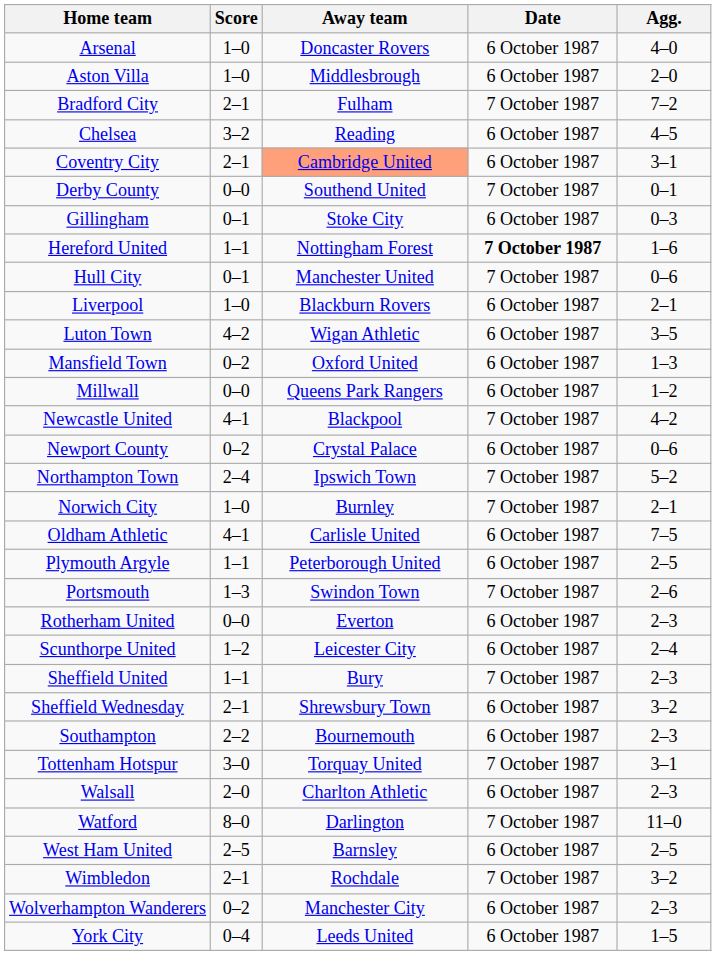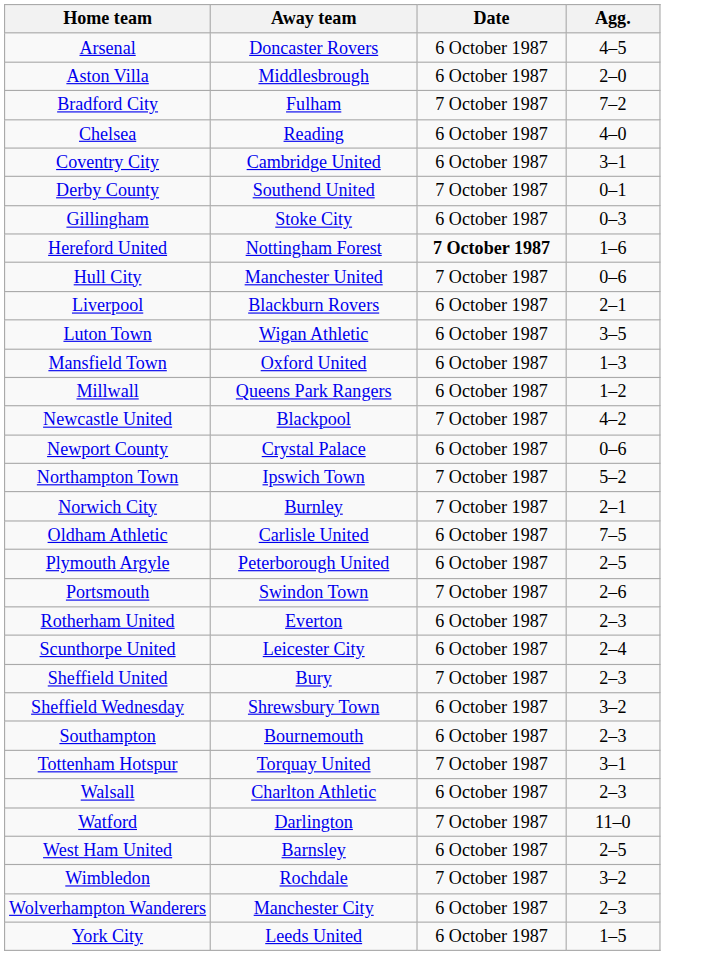- column: (236, 18)
(664, 47) 4–0 -> (613, 47) 4–5
(664, 133) 4–5 -> (613, 133) 4–0
(365, 162) lightsalmon background -> (314, 162) no background
